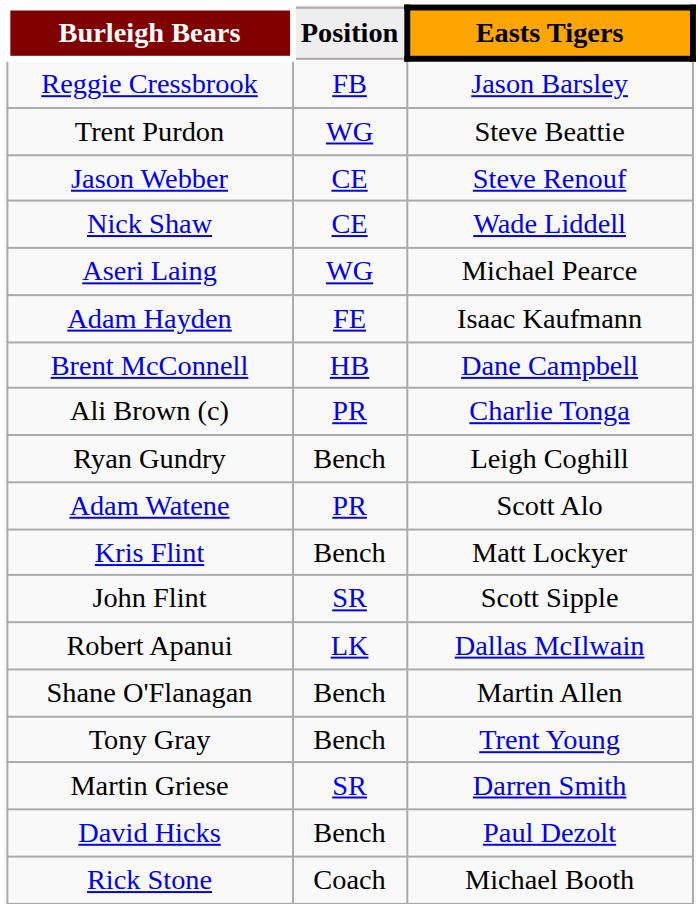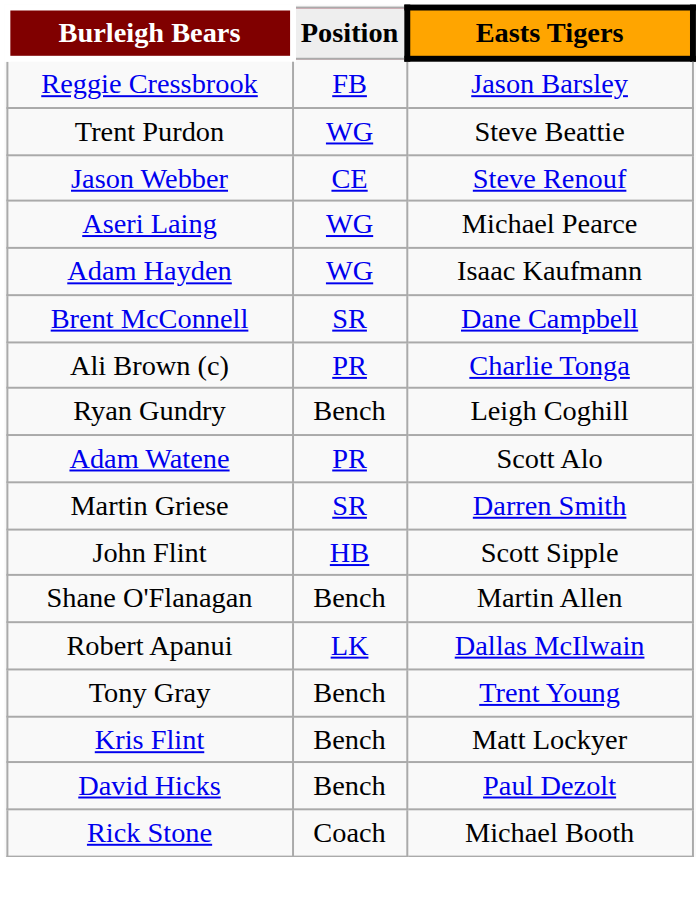- row: (150, 224)
(350, 317) FE -> (350, 271) WG
(350, 364) HB -> (350, 317) SR
rows swapped: (150, 785) <-> (150, 551)
(350, 598) SR -> (350, 551) HB
rows swapped: (150, 645) <-> (150, 692)
